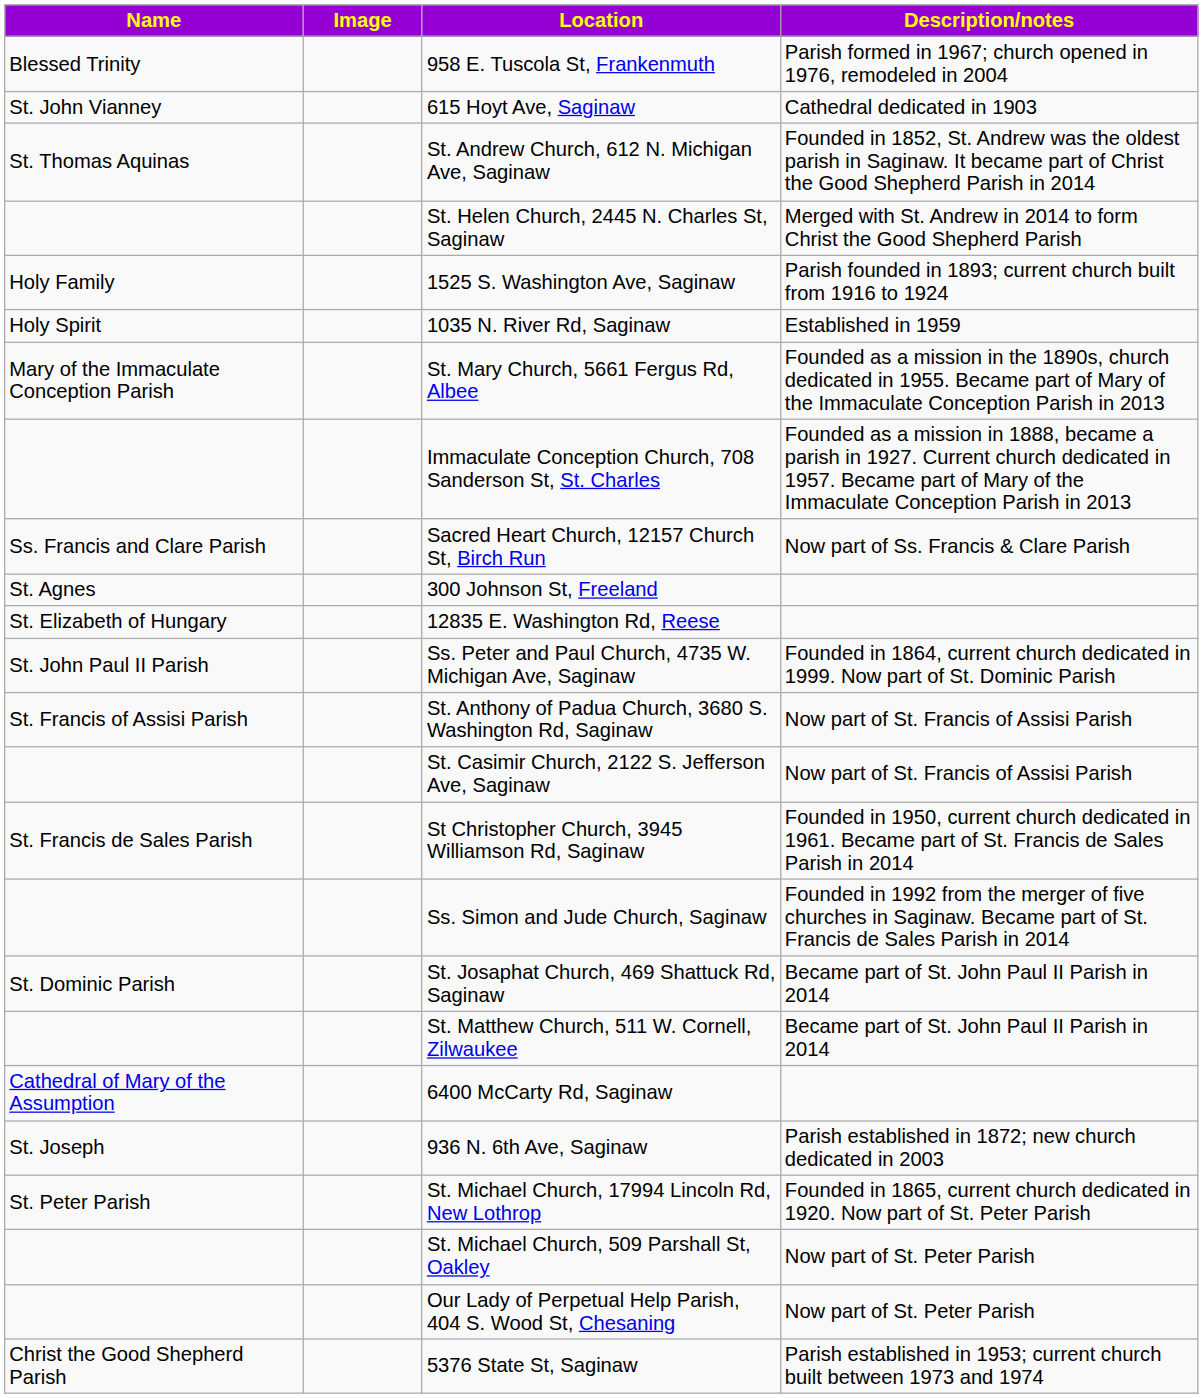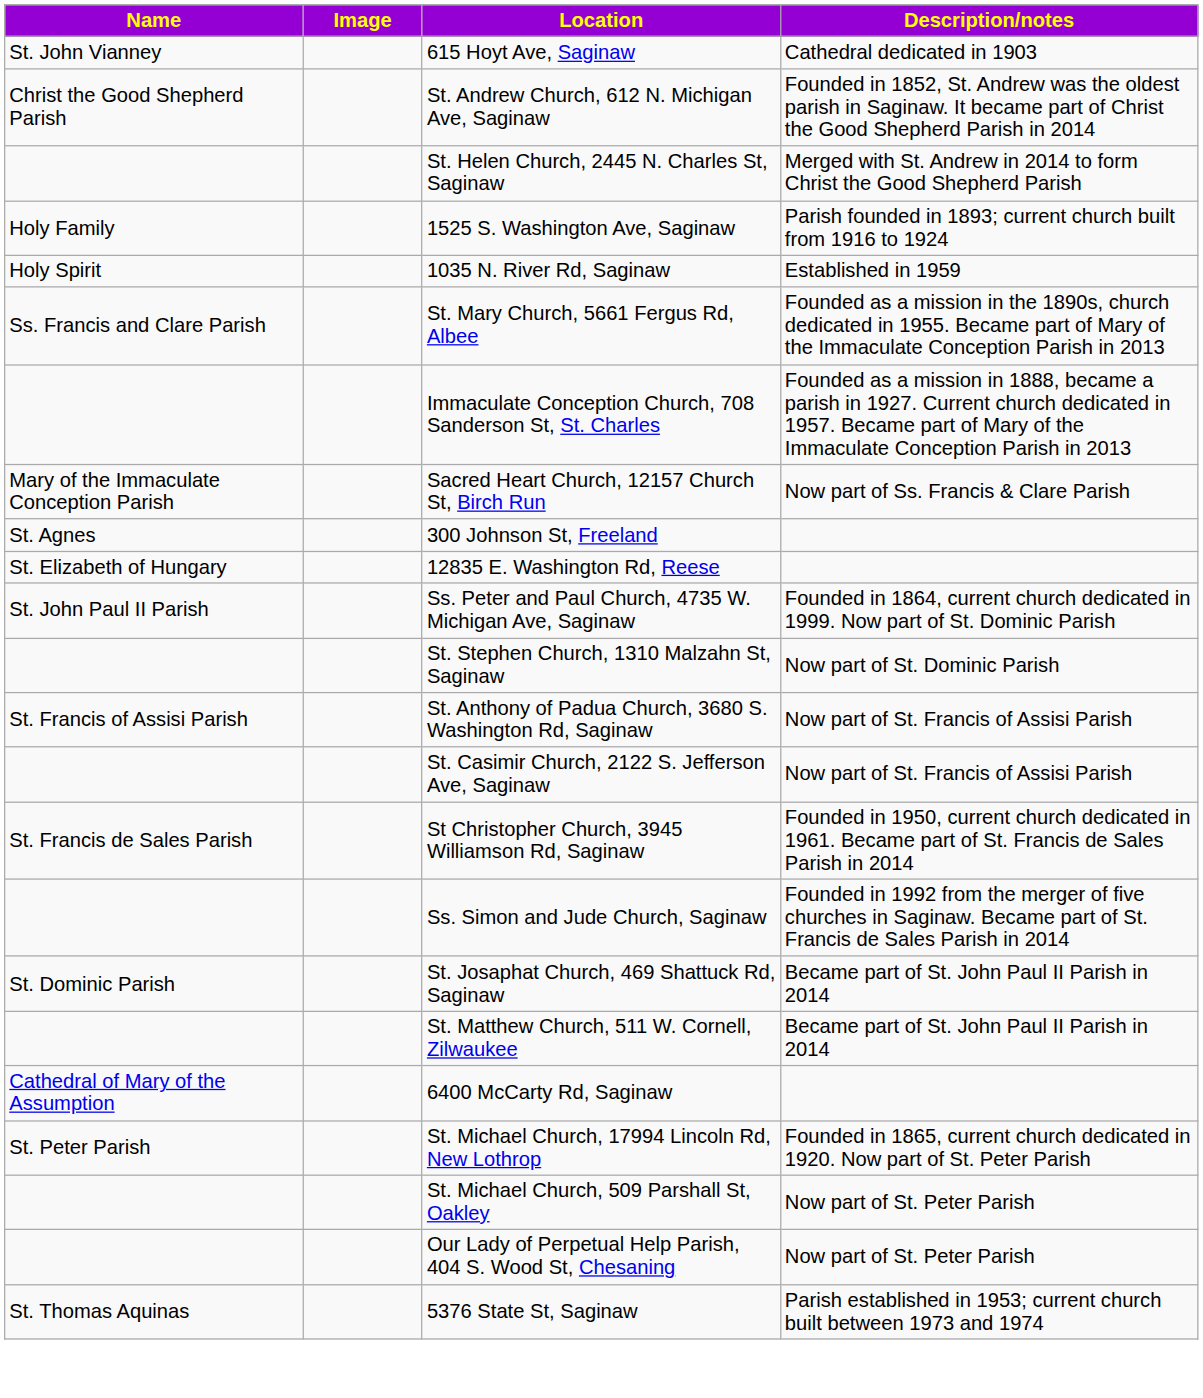- row: (571, 63)
(99, 161) St. Thomas Aquinas -> (126, 107) Christ the Good Shepherd Parish
(115, 380) Mary of the Immaculate Conception Parish -> (138, 325) Ss. Francis and Clare Parish
(138, 546) Ss. Francis and Clare Parish -> (115, 491) Mary of the Immaculate Conception Parish
+ row: (599, 664)
- row: (537, 1147)
(126, 1366) Christ the Good Shepherd Parish -> (99, 1311) St. Thomas Aquinas
